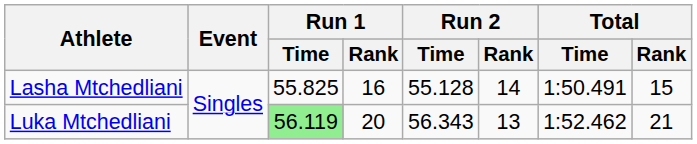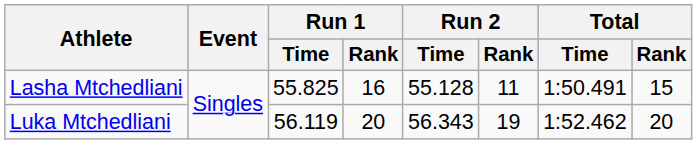(508, 88) 14 -> (508, 88) 11
(306, 122) lightgreen background -> (306, 122) no background
(508, 122) 13 -> (508, 122) 19
(661, 122) 21 -> (661, 122) 20
